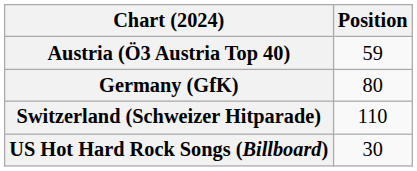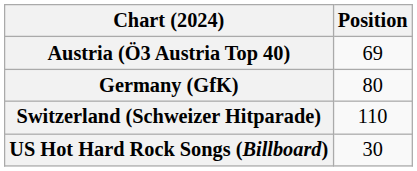(373, 52) 59 -> (373, 52) 69
